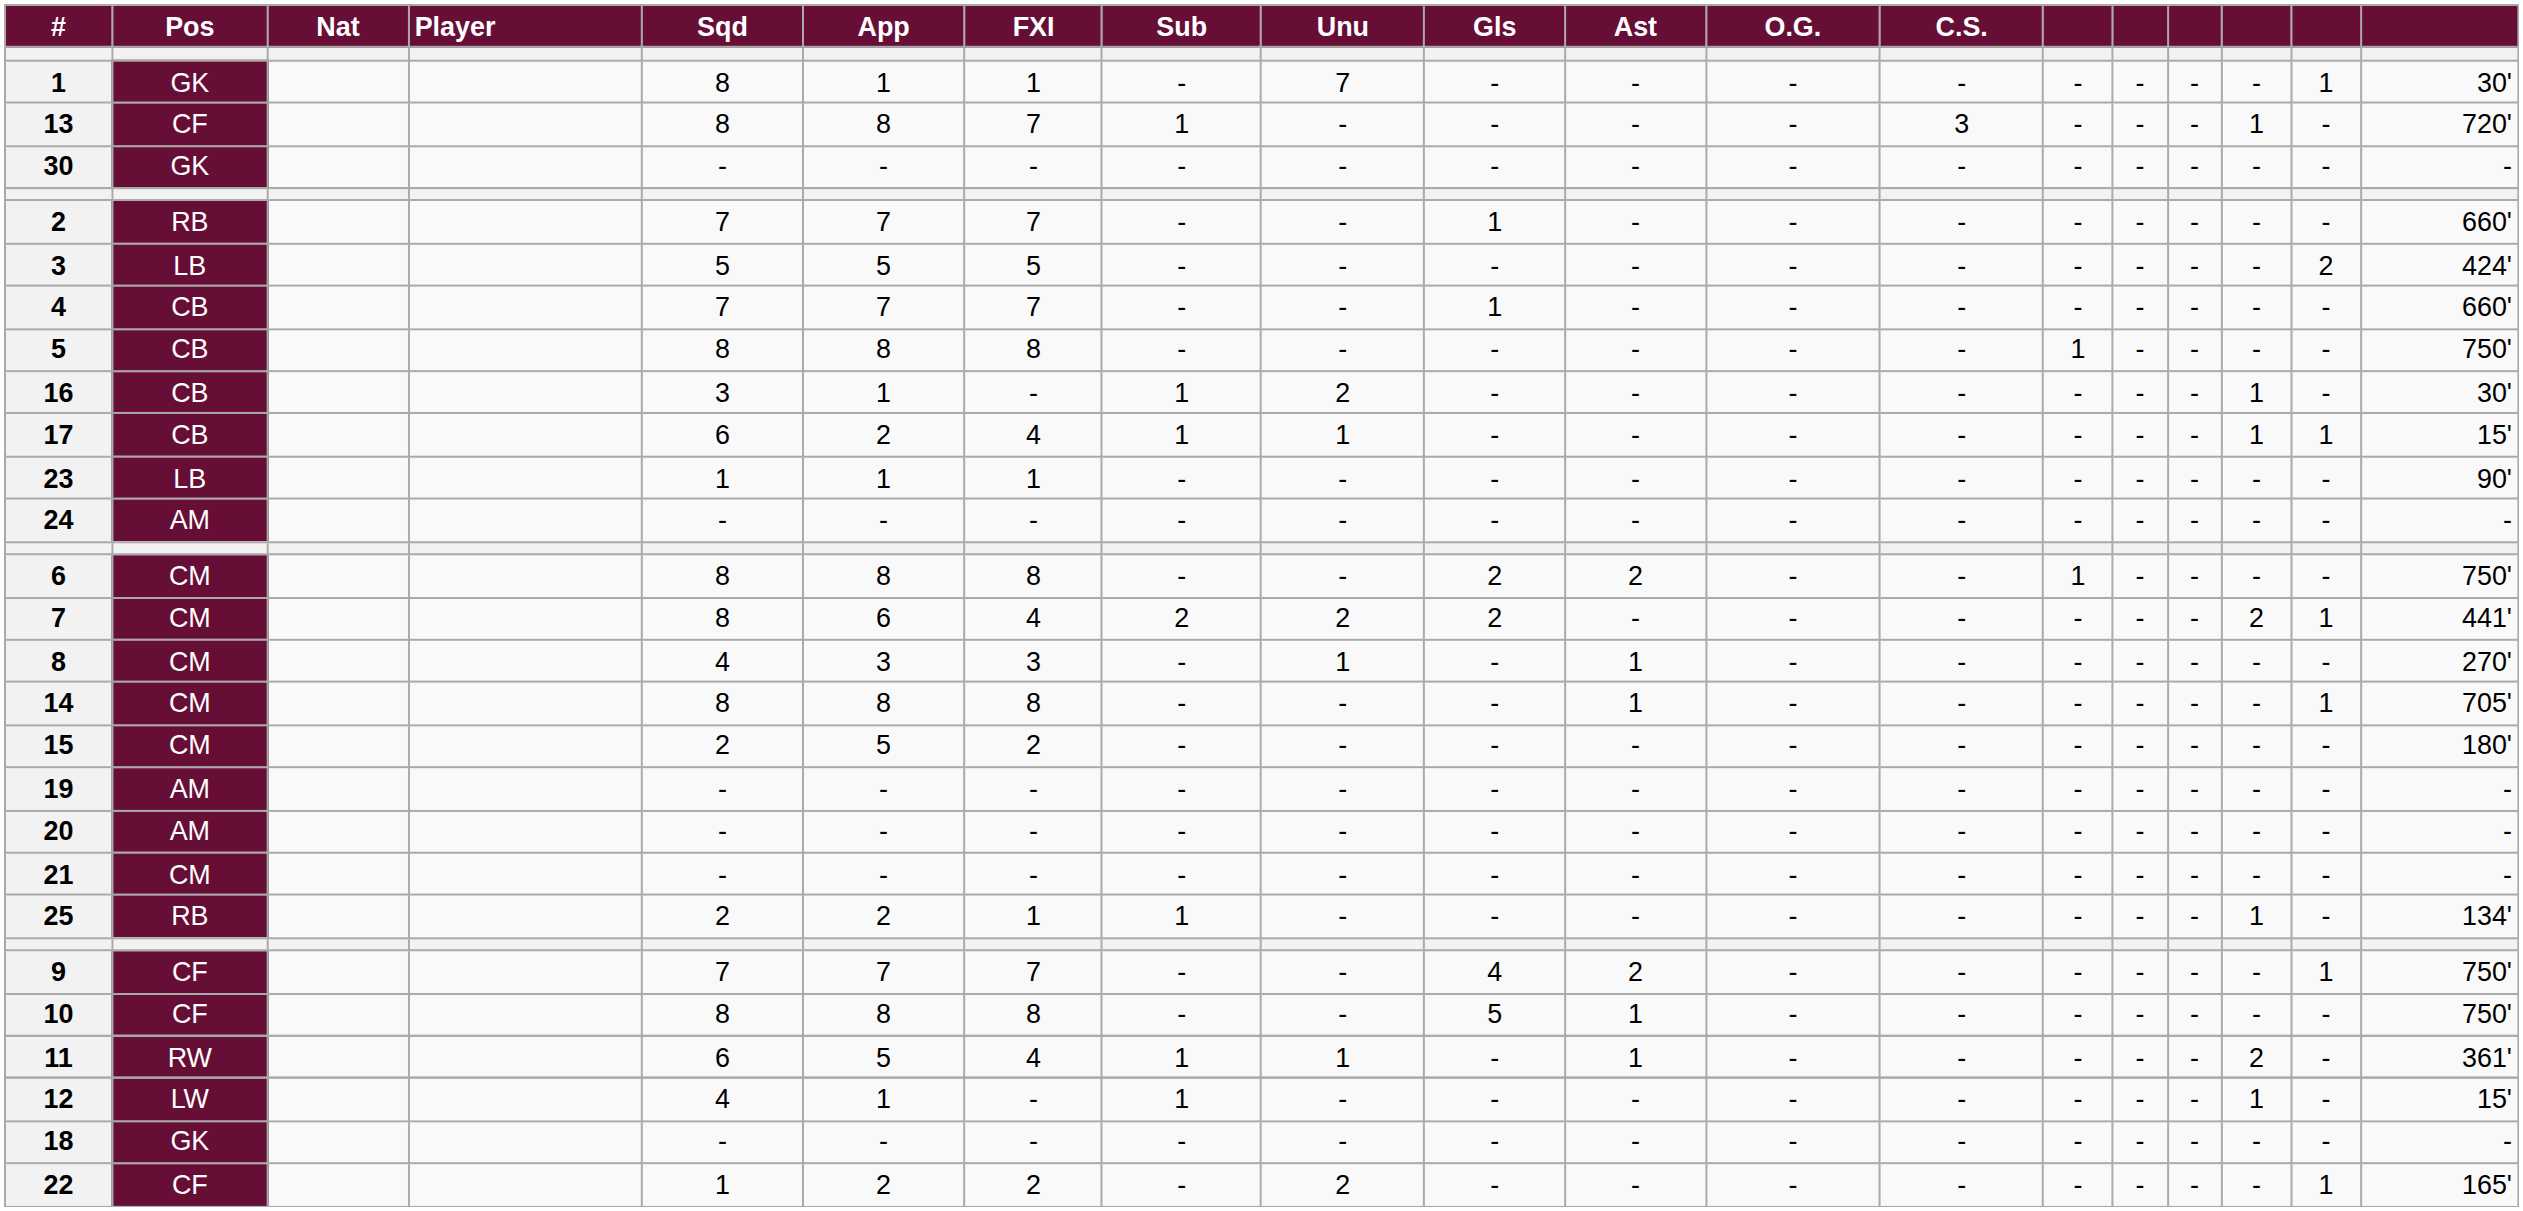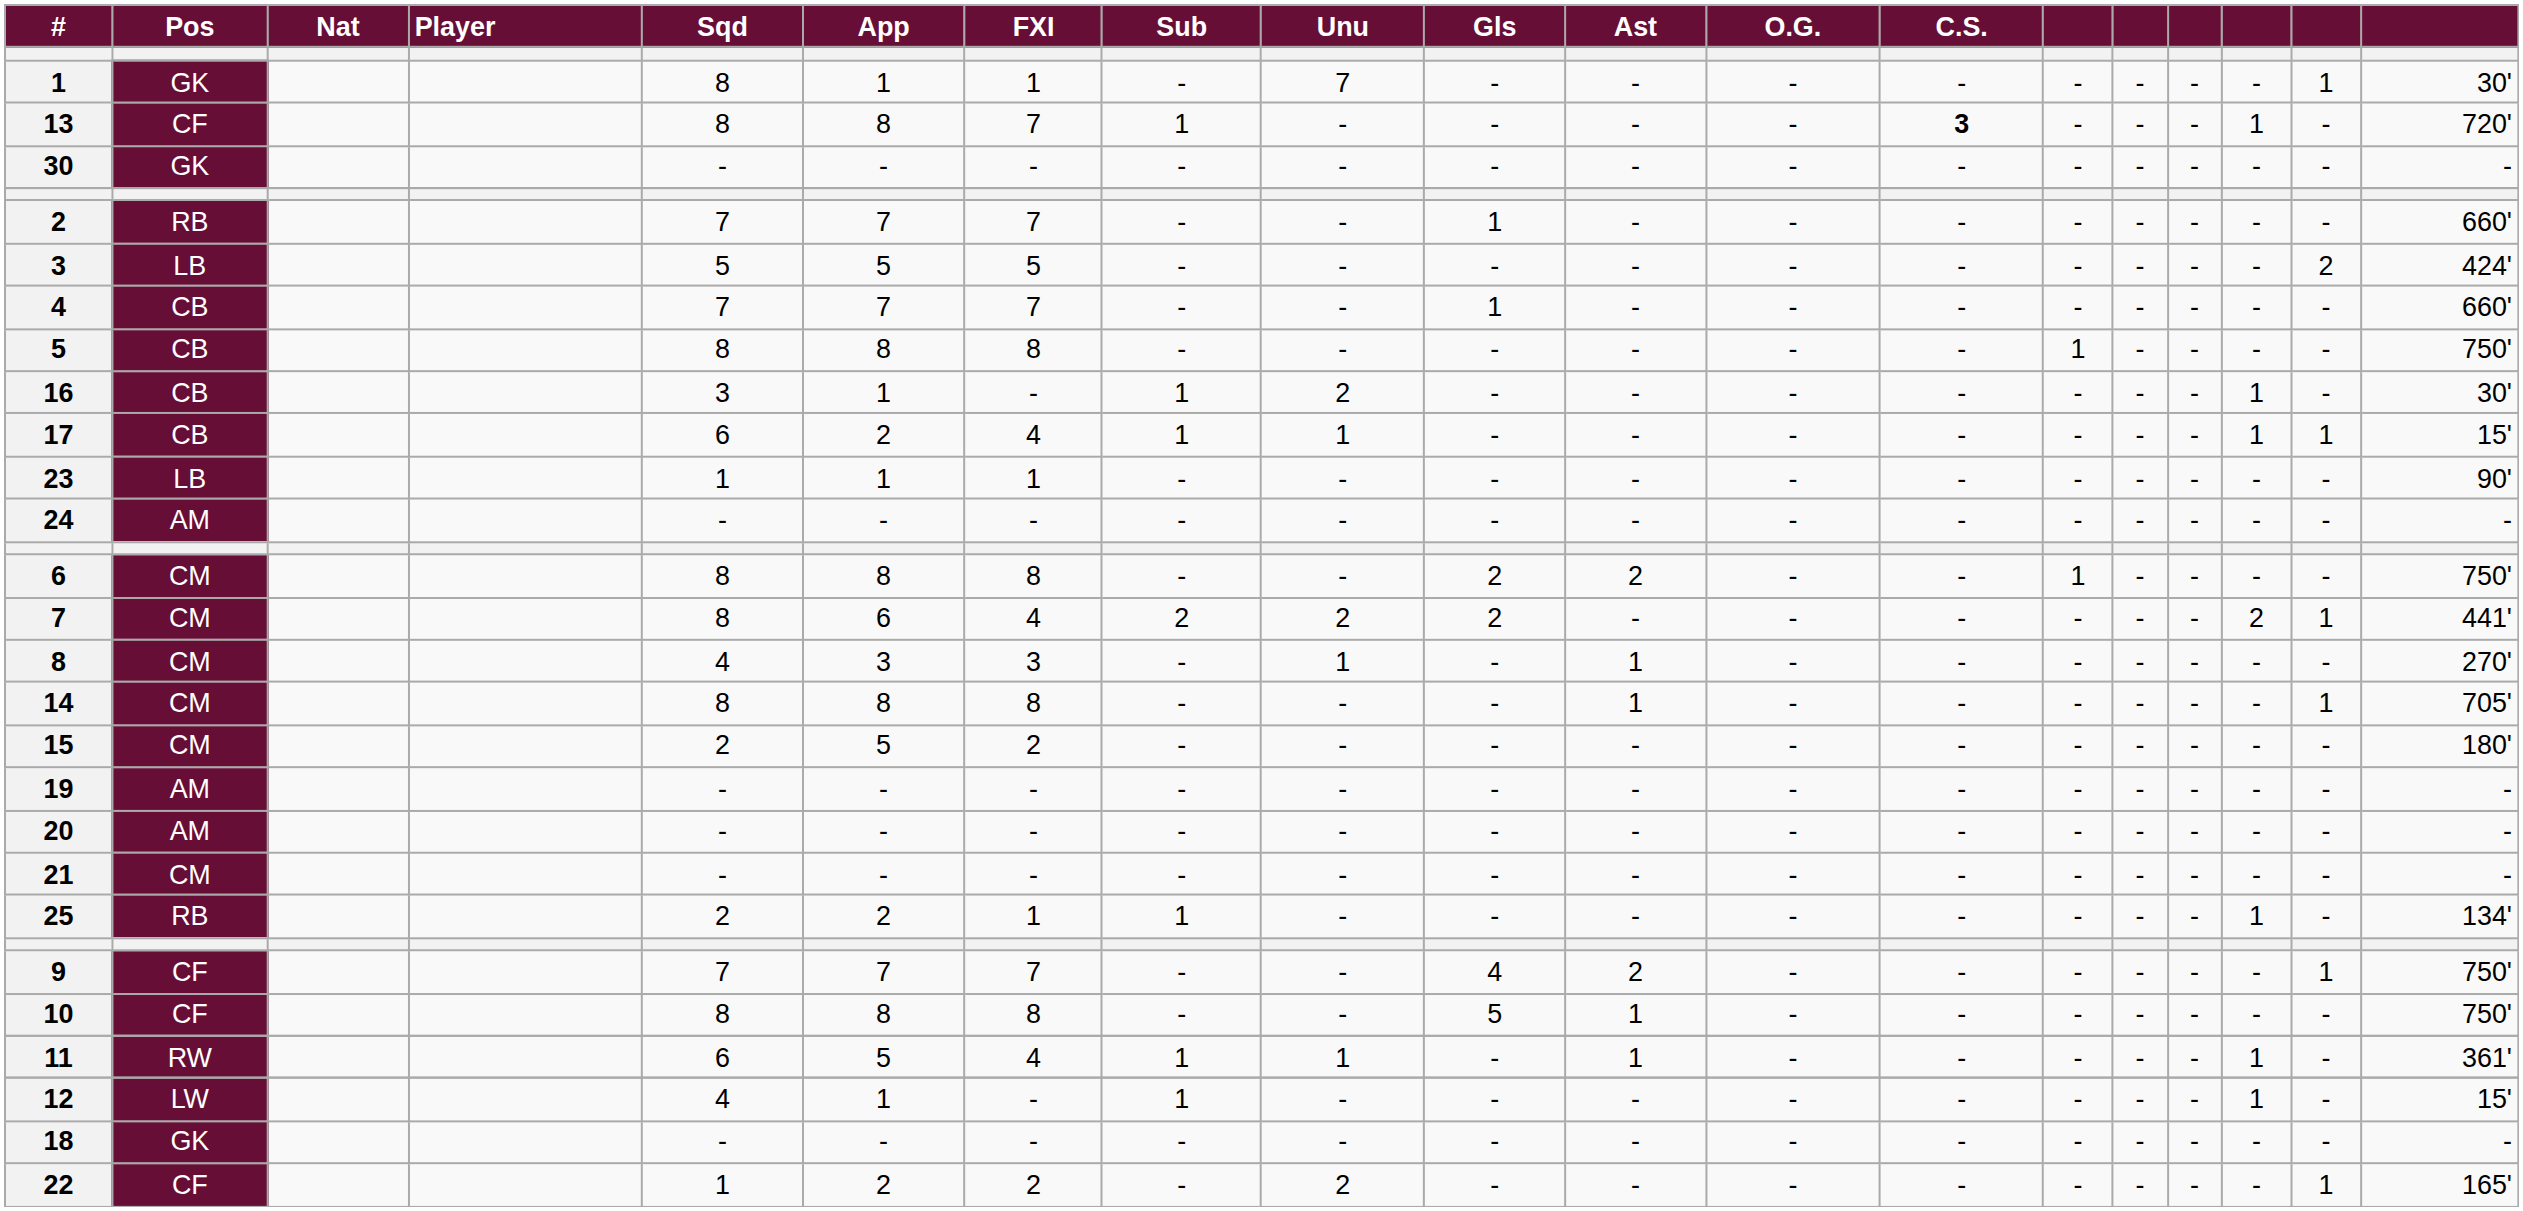(1962, 124) normal -> (1962, 124) bold
(2256, 1057) 2 -> (2256, 1057) 1
